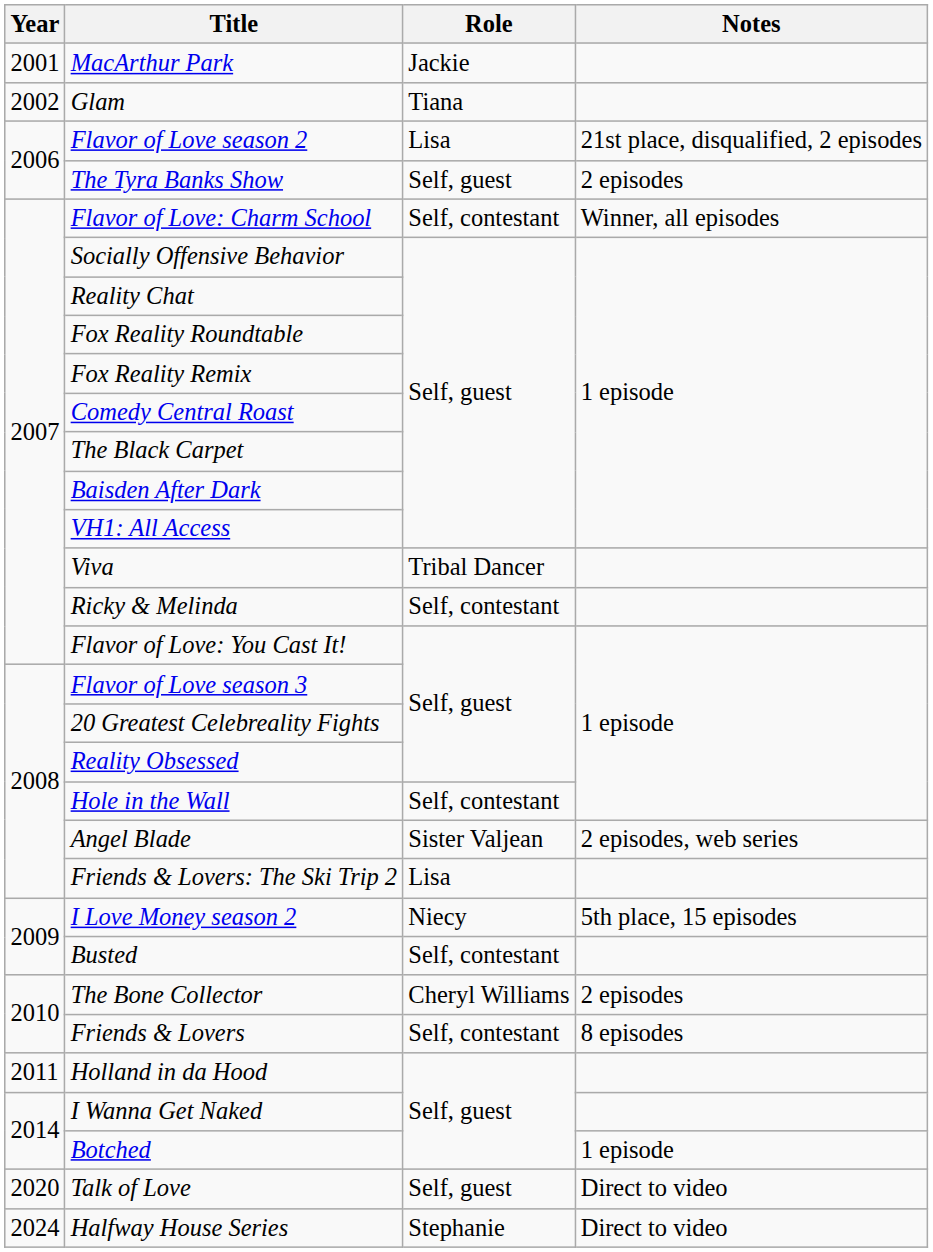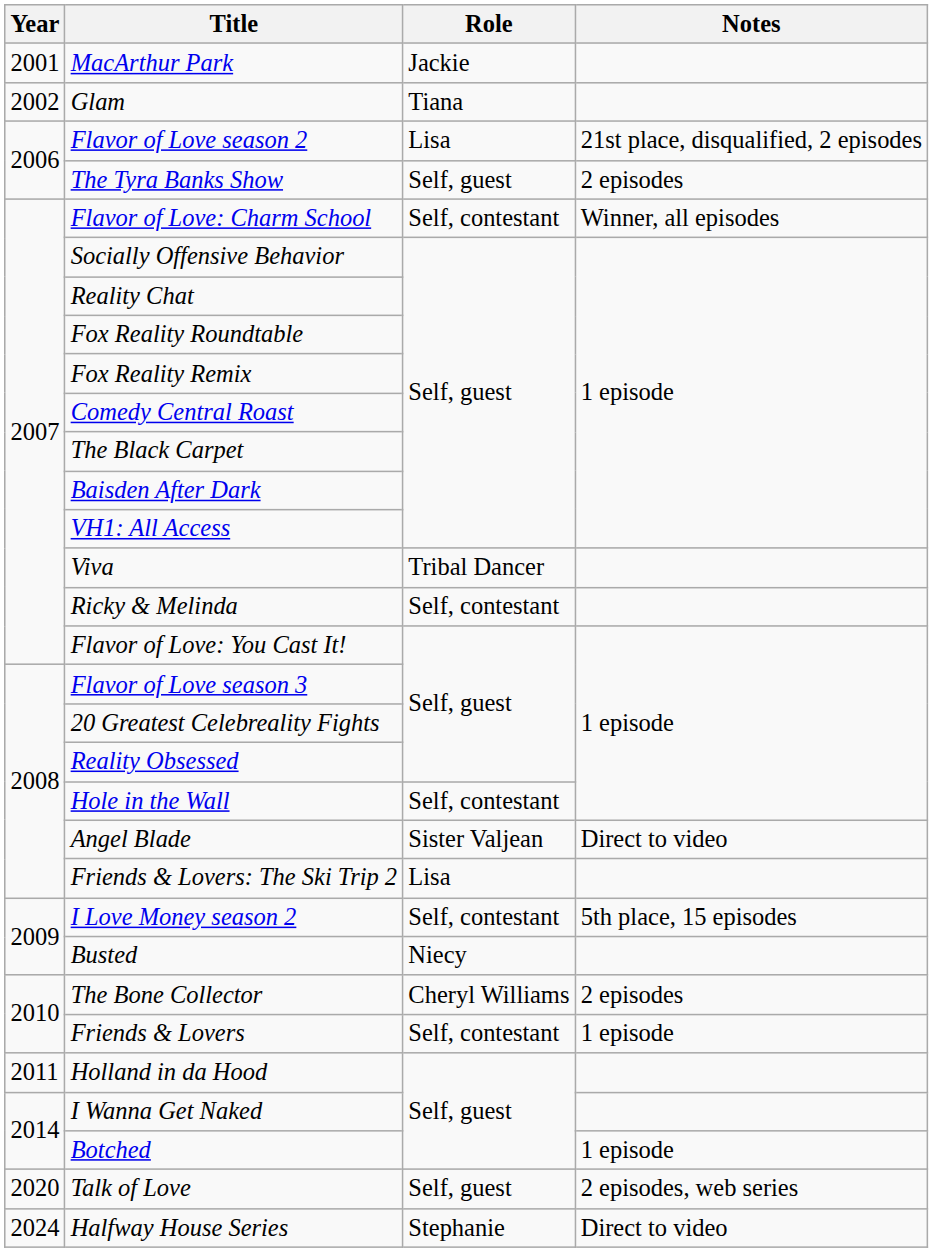(689, 839) 2 episodes, web series -> (654, 839) Direct to video
(438, 916) Niecy -> (484, 916) Self, contestant
(484, 955) Self, contestant -> (438, 955) Niecy
(632, 1033) 8 episodes -> (627, 1033) 1 episode
(654, 1188) Direct to video -> (689, 1188) 2 episodes, web series
